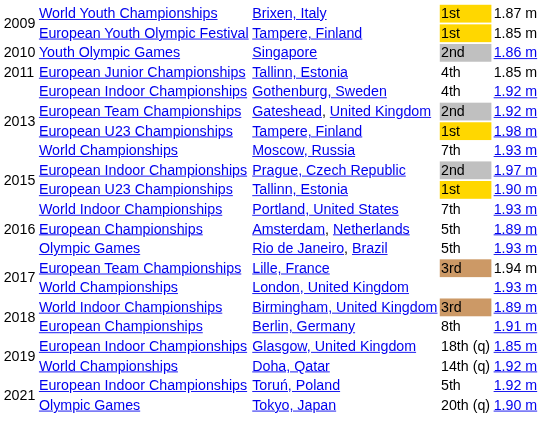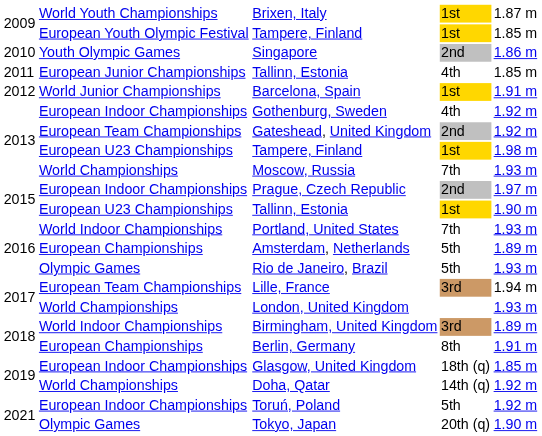+ row: (20, 92)
